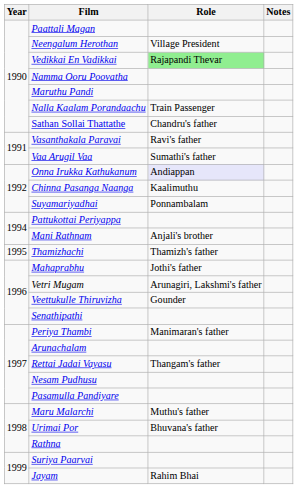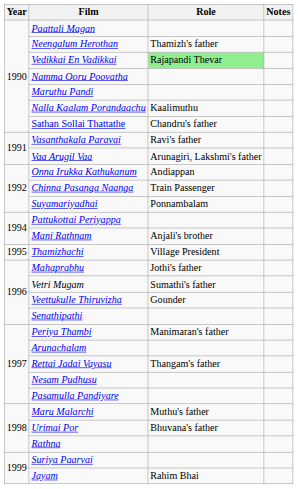(185, 44) Village President -> (184, 44) Thamizh's father
(182, 108) Train Passenger -> (174, 108) Kaalimuthu
(183, 156) Sumathi's father -> (206, 156) Arunagiri, Lakshmi's father
(172, 172) lavender background -> (172, 172) no background
(174, 188) Kaalimuthu -> (182, 188) Train Passenger
(184, 252) Thamizh's father -> (185, 252) Village President
(206, 284) Arunagiri, Lakshmi's father -> (183, 284) Sumathi's father
